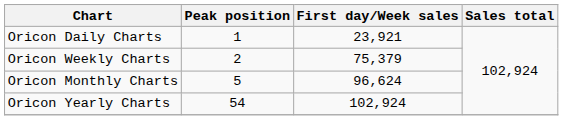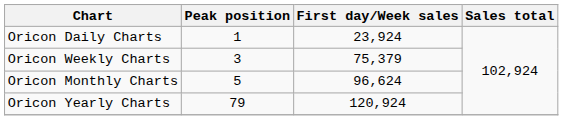(378, 38) 23,921 -> (378, 38) 23,924
(237, 60) 2 -> (237, 60) 3
(237, 104) 54 -> (237, 104) 79
(378, 104) 102,924 -> (378, 104) 120,924
